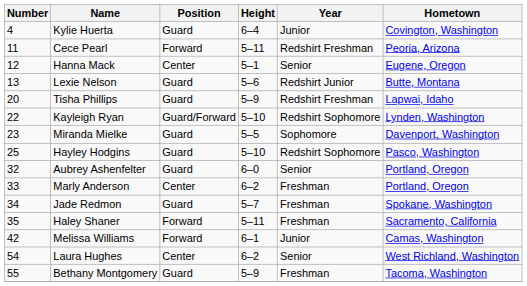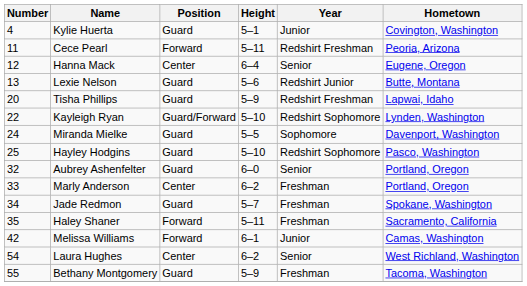(250, 31) 6–4 -> (250, 31) 5–1
(250, 65) 5–1 -> (250, 65) 6–4
(13, 134) 23 -> (13, 134) 24
